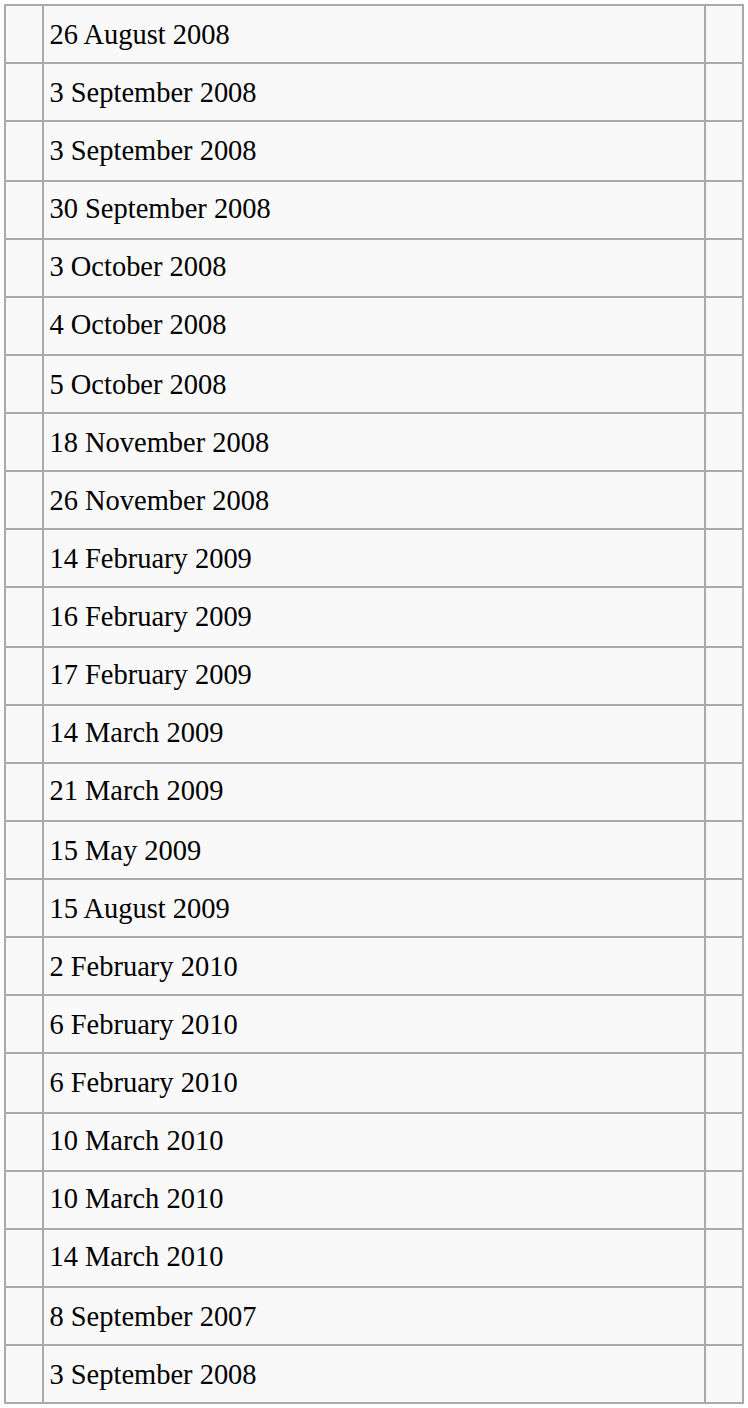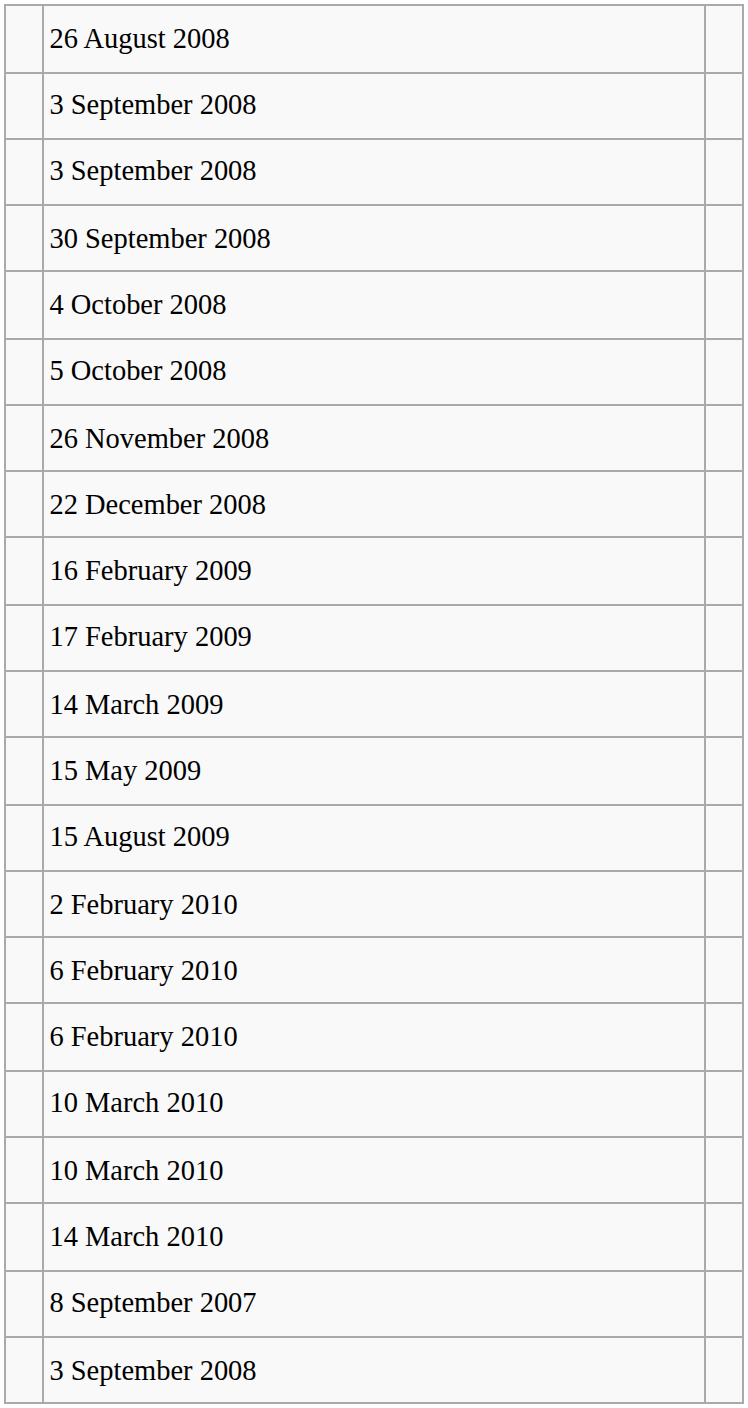- row: (24, 268)
- row: (24, 442)
+ row: (24, 505)
- row: (24, 559)
- row: (24, 792)
